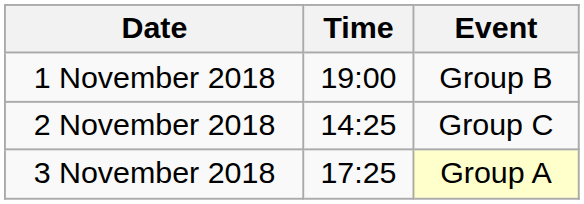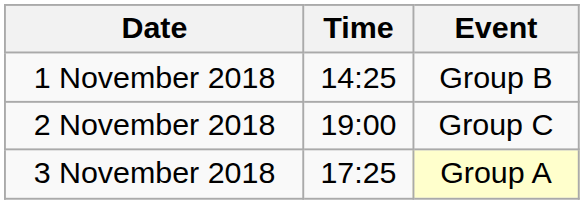(358, 76) 19:00 -> (358, 76) 14:25
(358, 125) 14:25 -> (358, 125) 19:00
